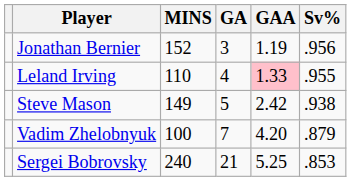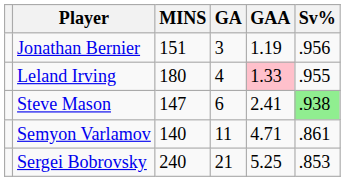(178, 47) 152 -> (173, 47) 151
(178, 76) 110 -> (173, 76) 180
(178, 104) 149 -> (173, 104) 147
(225, 104) 5 -> (219, 104) 6
(271, 104) 2.42 -> (266, 104) 2.41
(320, 104) no background -> (314, 104) lightgreen background
- row: (87, 133)
+ row: (84, 133)
